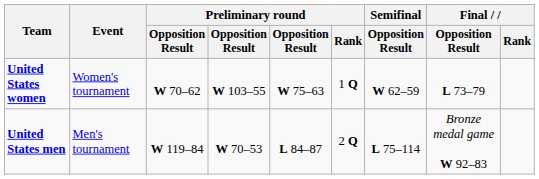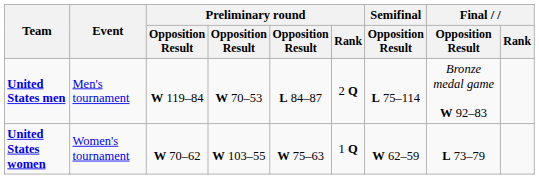rows swapped: (36, 141) <-> (26, 84)
